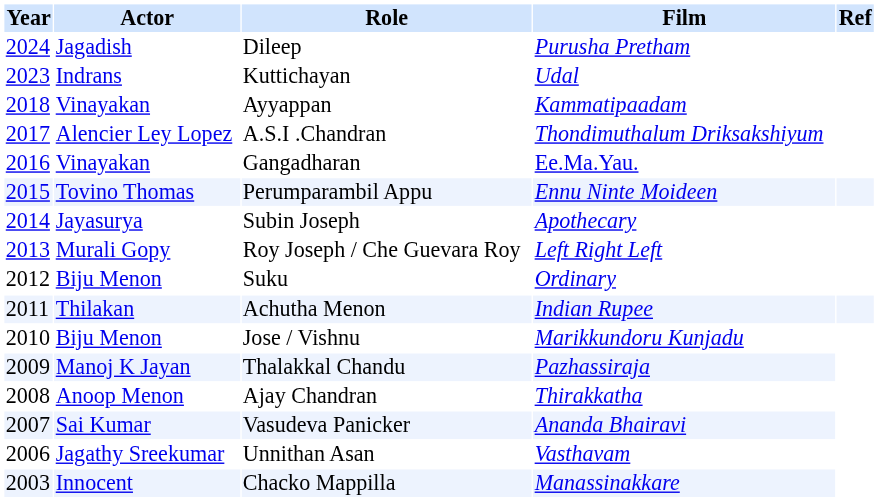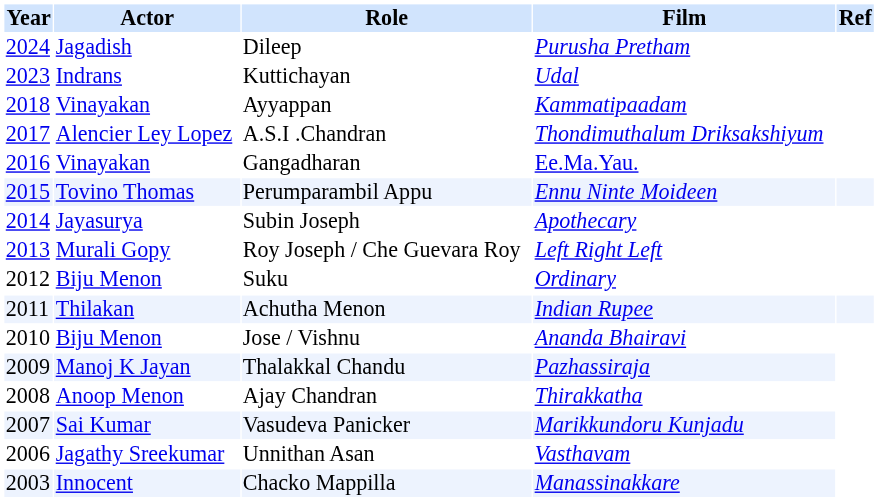(639, 338) Marikkundoru Kunjadu -> (610, 338) Ananda Bhairavi
(610, 425) Ananda Bhairavi -> (639, 425) Marikkundoru Kunjadu
